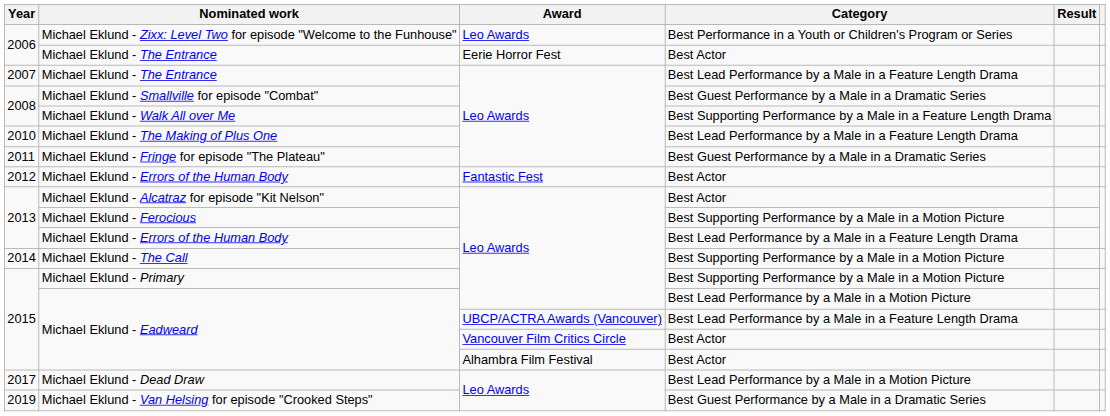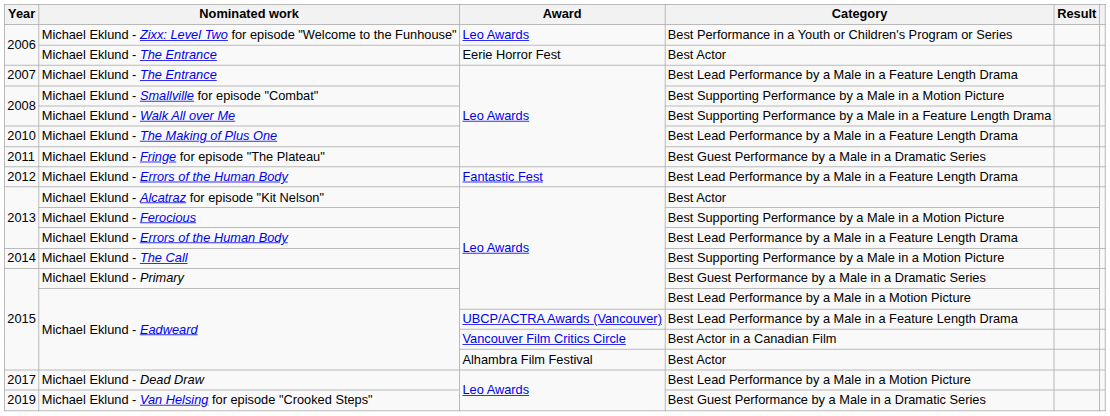(827, 95) Best Guest Performance by a Male in a Dramatic Series -> (836, 95) Best Supporting Performance by a Male in a Motion Picture
(697, 177) Best Actor -> (843, 177) Best Lead Performance by a Male in a Feature Length Drama
(836, 278) Best Supporting Performance by a Male in a Motion Picture -> (827, 278) Best Guest Performance by a Male in a Dramatic Series
(697, 339) Best Actor -> (752, 339) Best Actor in a Canadian Film
